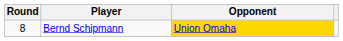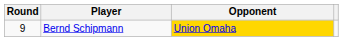(23, 28) 8 -> (23, 28) 9
